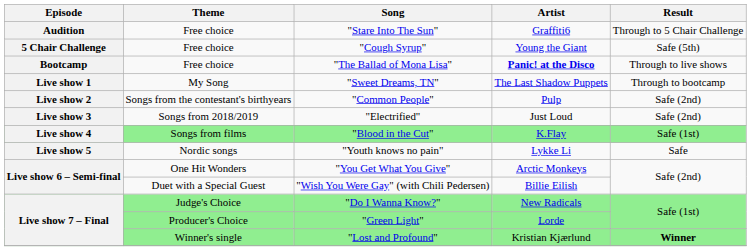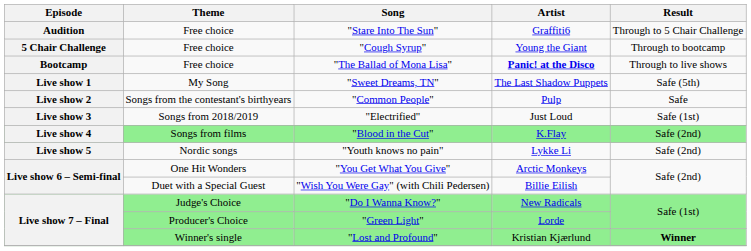(678, 47) Safe (5th) -> (678, 47) Through to bootcamp
(678, 82) Through to bootcamp -> (678, 82) Safe (5th)
(678, 99) Safe (2nd) -> (678, 99) Safe
(678, 116) Safe (2nd) -> (678, 116) Safe (1st)
(678, 133) Safe (1st) -> (678, 133) Safe (2nd)
(678, 151) Safe -> (678, 151) Safe (2nd)
